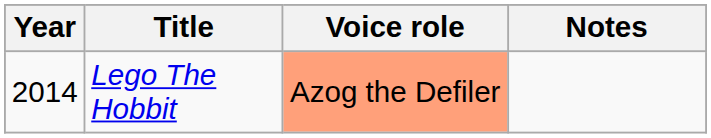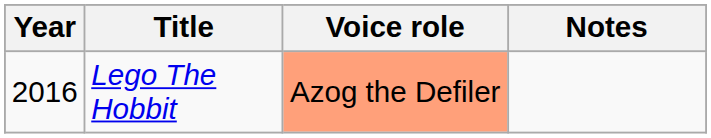(45, 91) 2014 -> (45, 91) 2016
